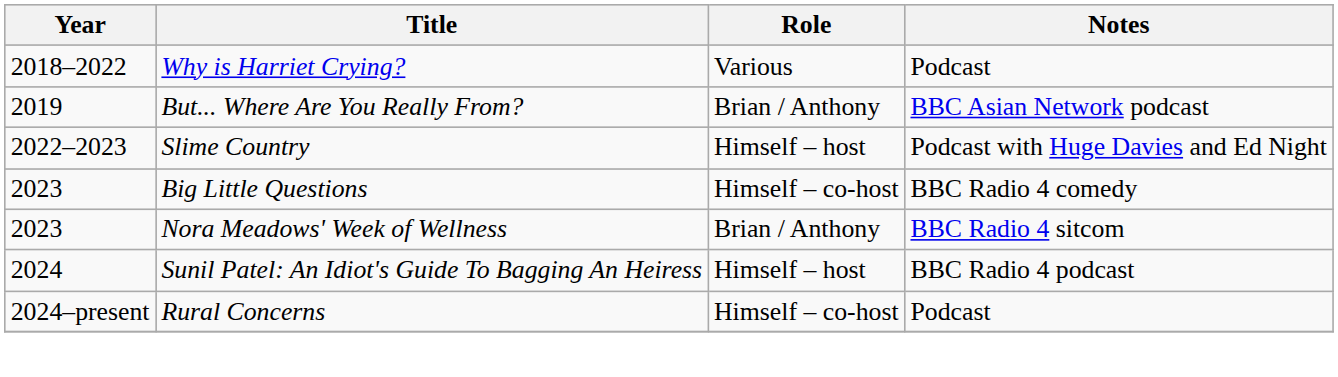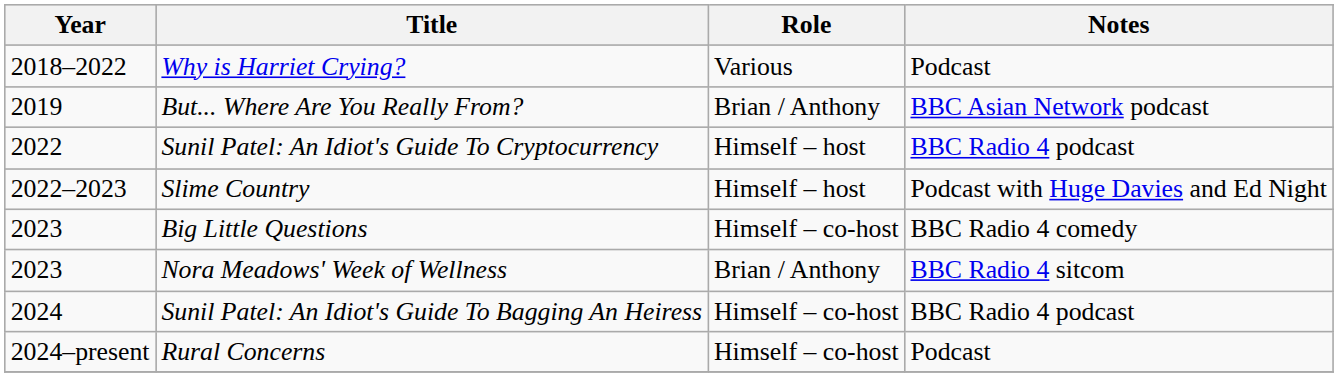+ row: (410, 147)
(790, 270) Himself – host -> (806, 310) Himself – co-host
